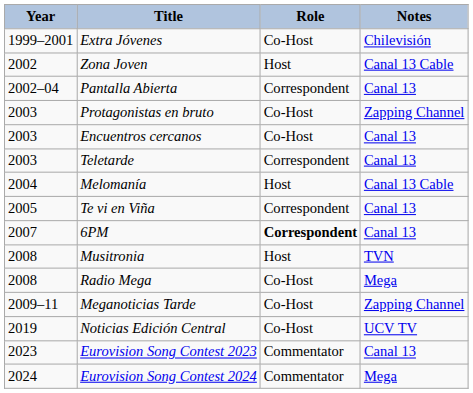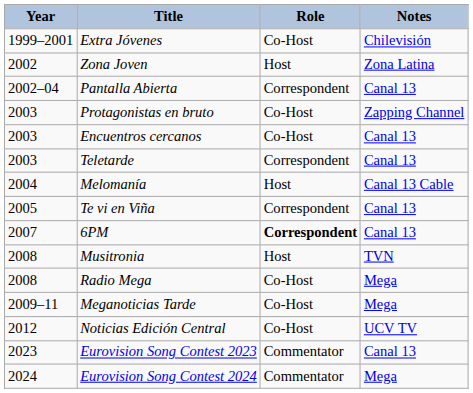(409, 64) Canal 13 Cable -> (399, 64) Zona Latina
(414, 304) Zapping Channel -> (380, 304) Mega
(22, 328) 2019 -> (22, 328) 2012
